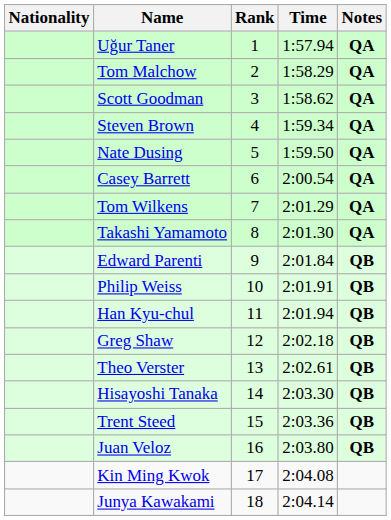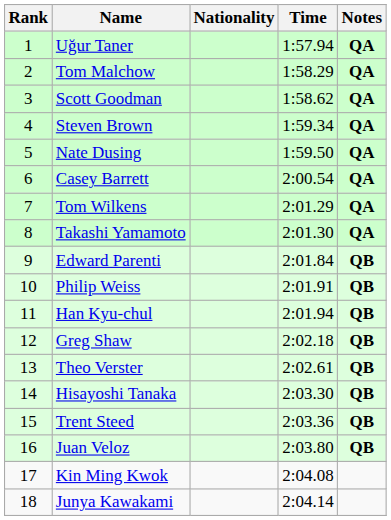columns swapped: (255, 17) <-> (49, 17)
